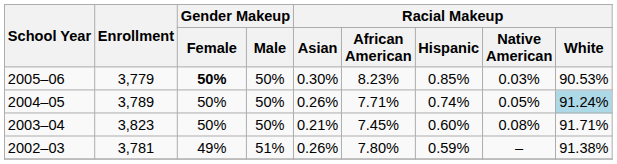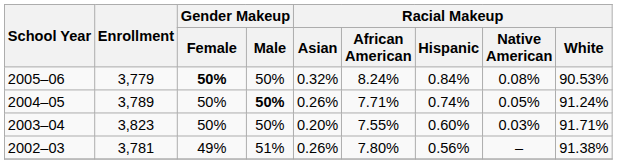(318, 79) 0.30% -> (318, 79) 0.32%
(378, 79) 8.23% -> (378, 79) 8.24%
(449, 79) 0.85% -> (449, 79) 0.84%
(519, 79) 0.03% -> (519, 79) 0.08%
(270, 102) normal -> (270, 102) bold
(584, 102) lightblue background -> (584, 102) no background
(318, 125) 0.21% -> (318, 125) 0.20%
(378, 125) 7.45% -> (378, 125) 7.55%
(519, 125) 0.08% -> (519, 125) 0.03%
(449, 148) 0.59% -> (449, 148) 0.56%
